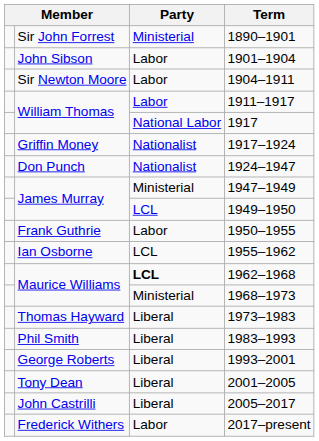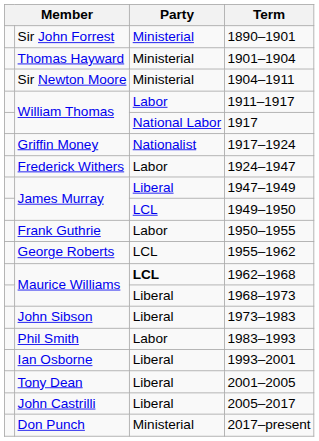(55, 58) John Sibson -> (71, 58) Thomas Hayward
(150, 58) Labor -> (163, 58) Ministerial
(150, 79) Labor -> (163, 79) Ministerial
(51, 166) Don Punch -> (71, 166) Frederick Withers
(164, 166) Nationalist -> (150, 166) Labor
(163, 187) Ministerial -> (153, 187) Liberal
(55, 252) Ian Osborne -> (66, 252) George Roberts
(163, 295) Ministerial -> (153, 295) Liberal
(71, 317) Thomas Hayward -> (55, 317) John Sibson
(153, 338) Liberal -> (150, 338) Labor
(66, 360) George Roberts -> (55, 360) Ian Osborne
(71, 425) Frederick Withers -> (51, 425) Don Punch
(150, 425) Labor -> (163, 425) Ministerial
